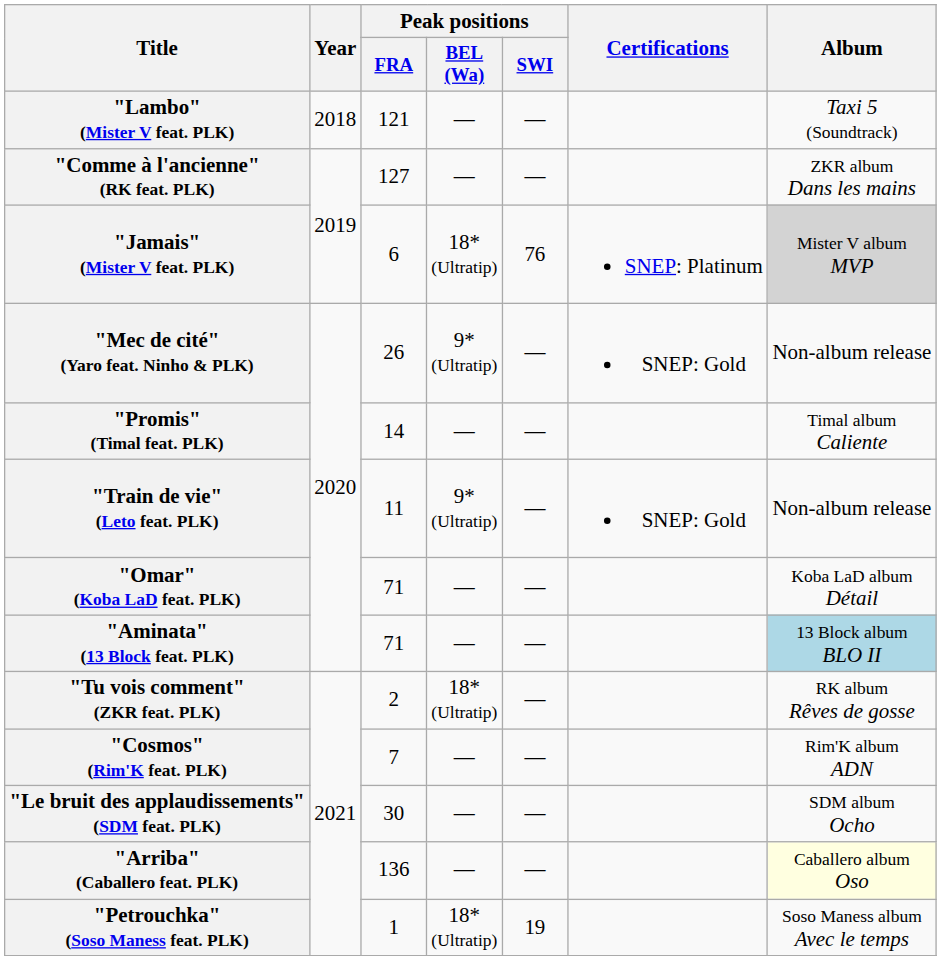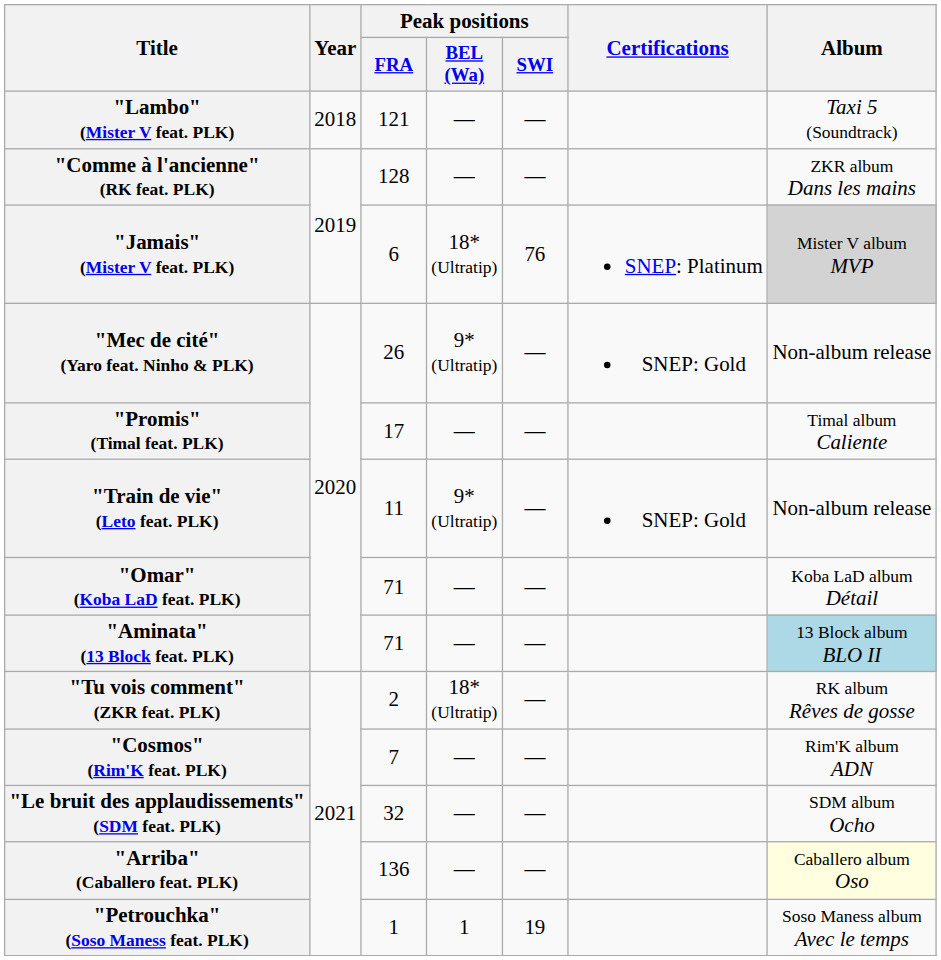(394, 176) 127 -> (394, 176) 128
(394, 430) 14 -> (394, 430) 17
(394, 813) 30 -> (394, 813) 32
(464, 927) 18* (Ultratip) -> (464, 927) 1
